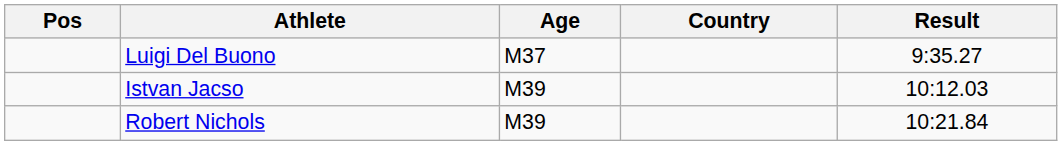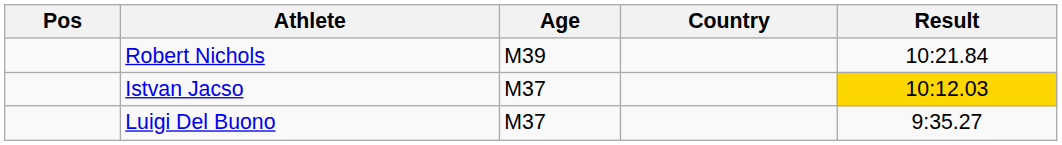rows swapped: (200, 55) <-> (195, 122)
(525, 88) M39 -> (525, 88) M37
(947, 88) no background -> (947, 88) gold background
